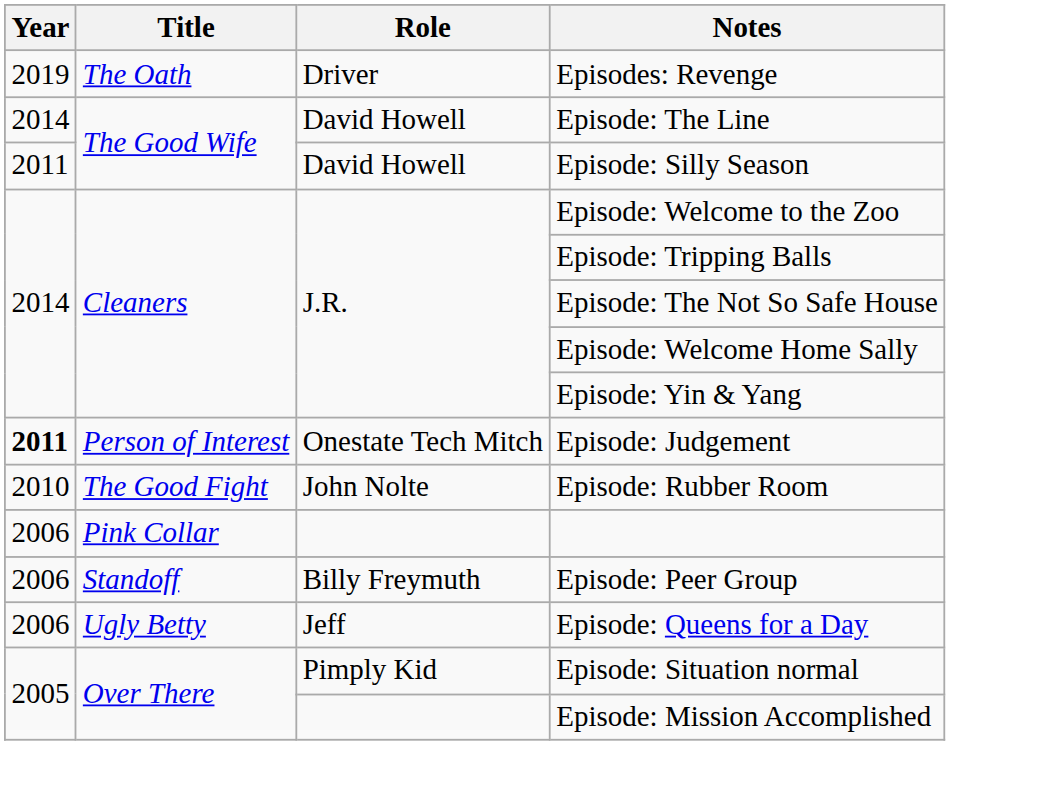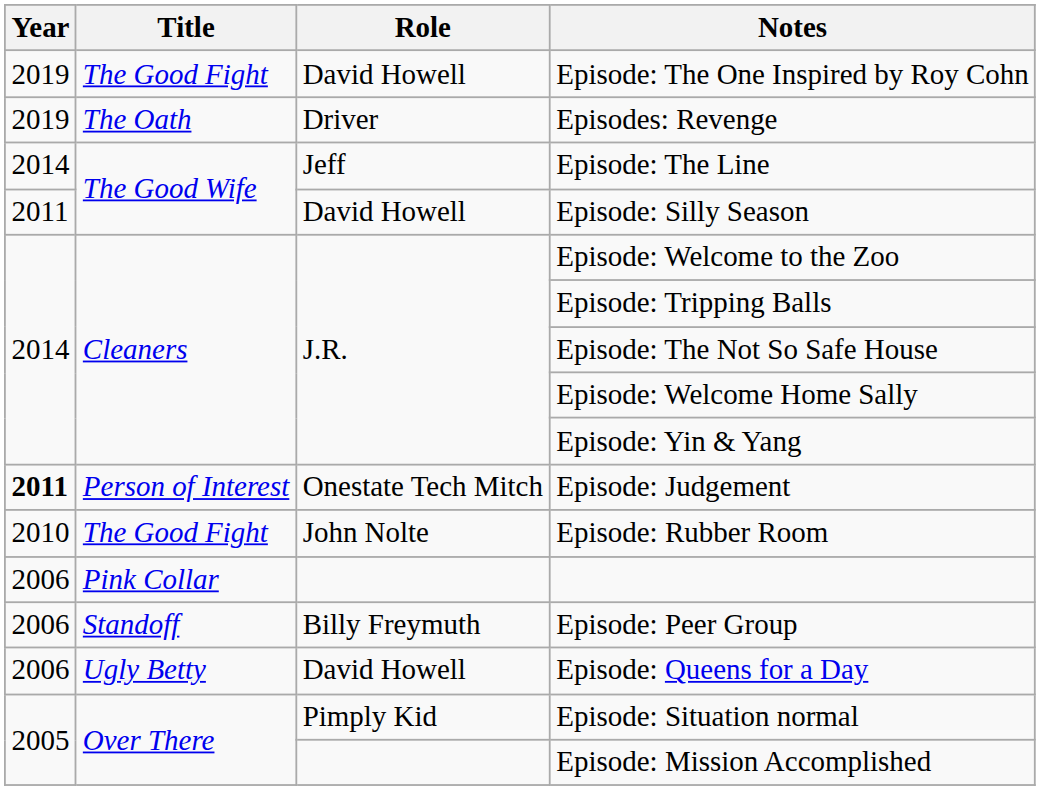+ row: (793, 73)
(384, 119) David Howell -> (324, 165) Jeff
(324, 624) Jeff -> (384, 670) David Howell
